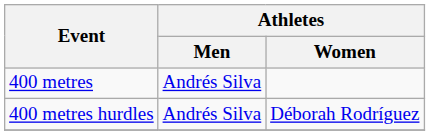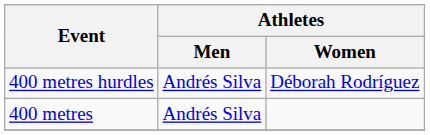rows swapped: (51, 83) <-> (81, 114)
